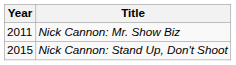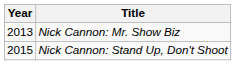(20, 32) 2011 -> (20, 32) 2013
